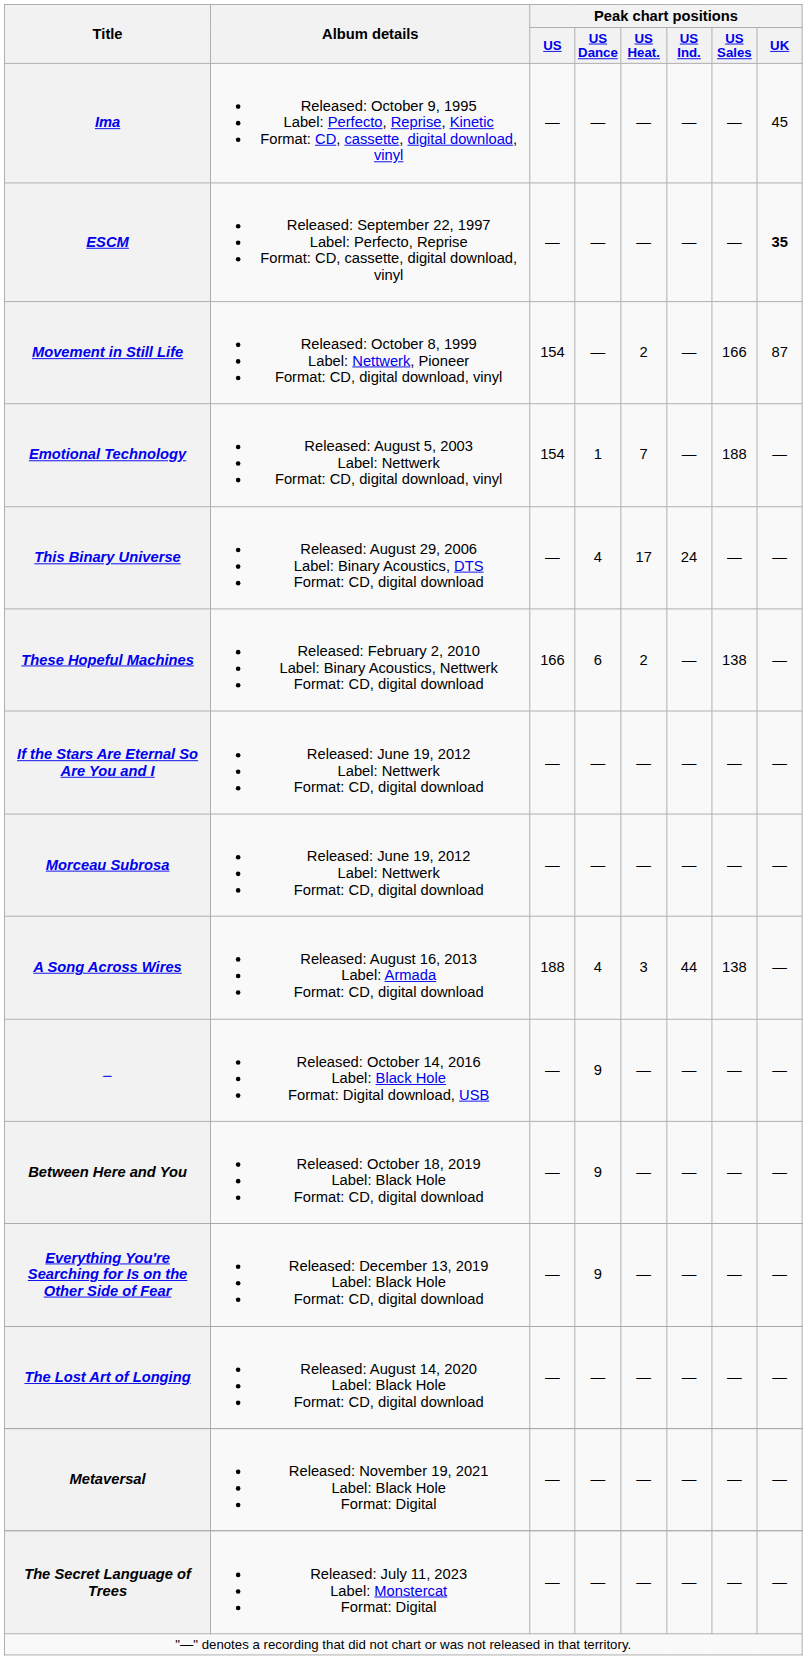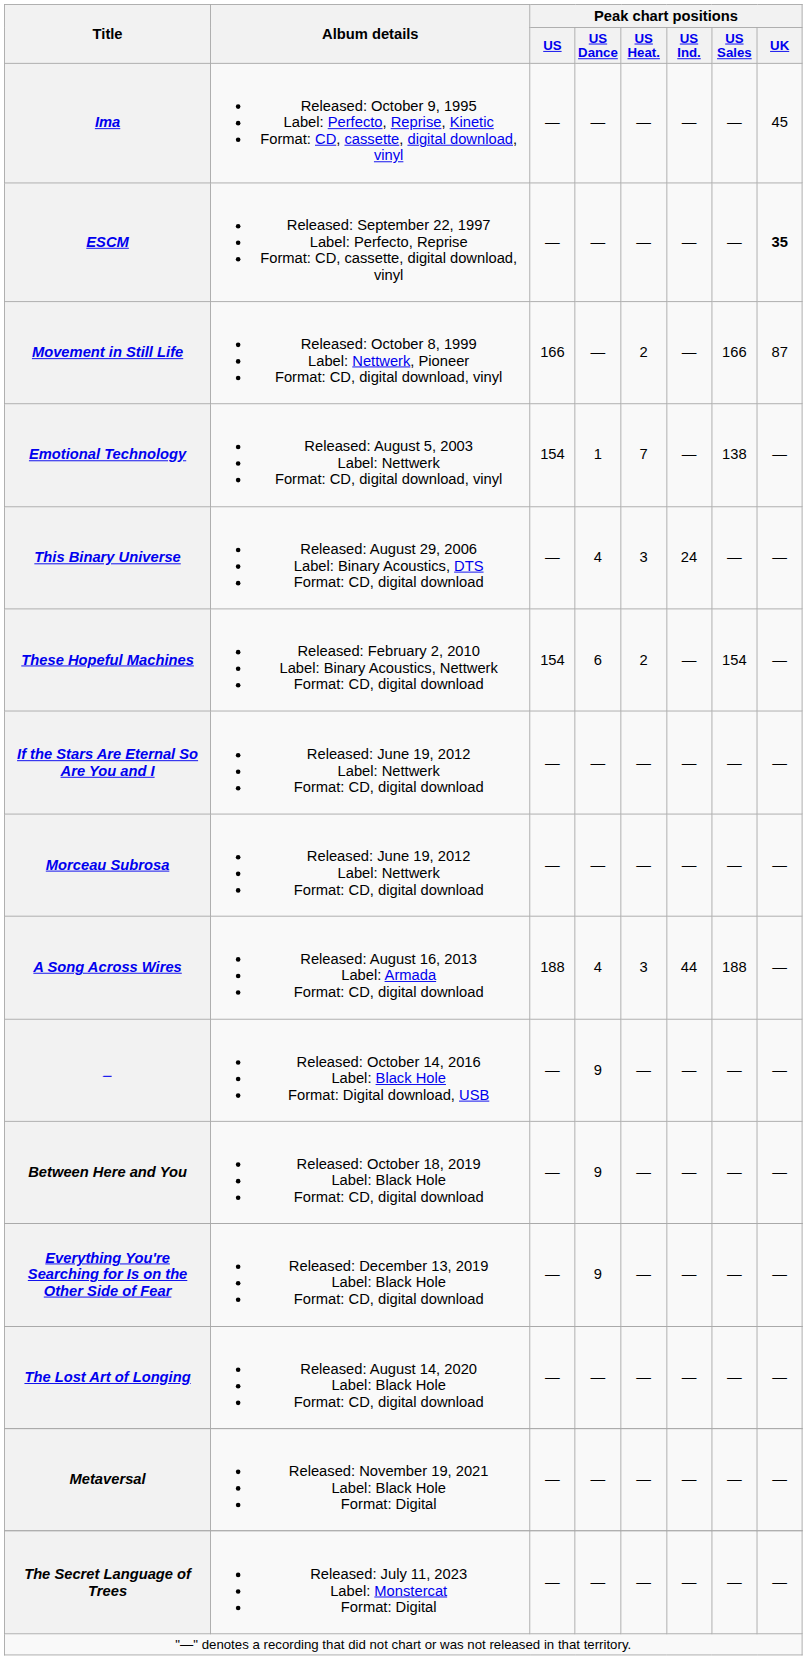(552, 352) 154 -> (552, 352) 166
(734, 455) 188 -> (734, 455) 138
(644, 557) 17 -> (644, 557) 3
(552, 660) 166 -> (552, 660) 154
(734, 660) 138 -> (734, 660) 154
(734, 967) 138 -> (734, 967) 188
